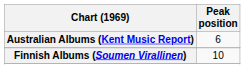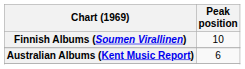rows swapped: (100, 39) <-> (100, 55)
